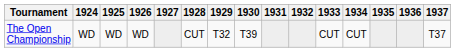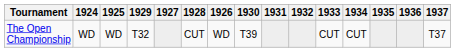columns swapped: (140, 12) <-> (221, 12)
